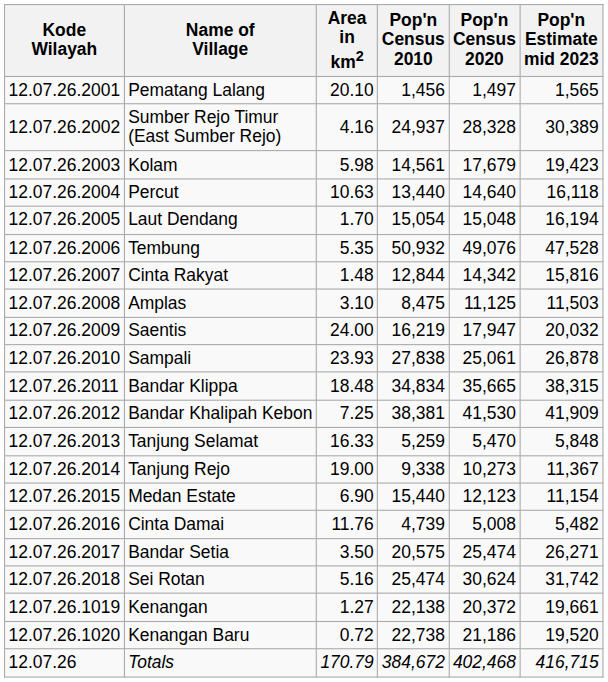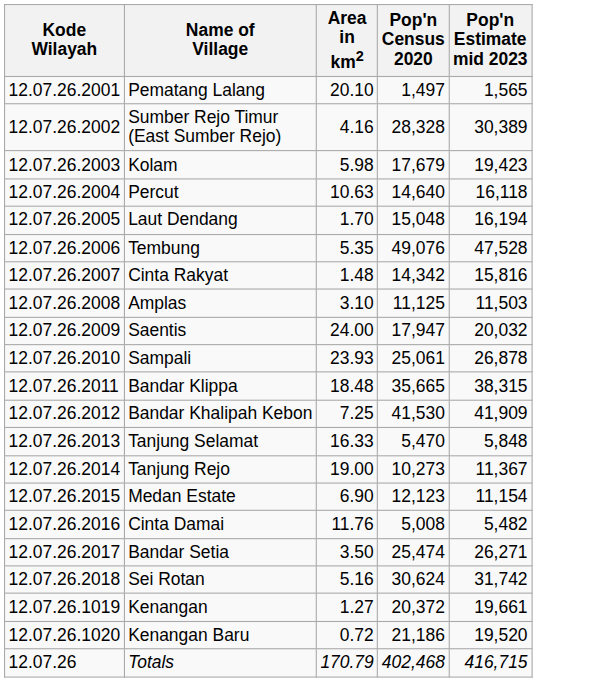- column: (413, 40)
